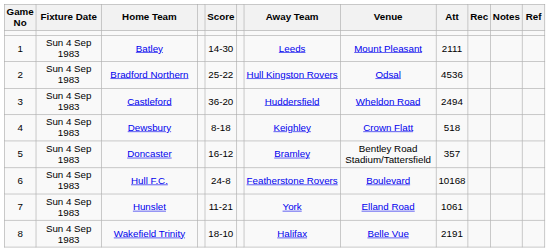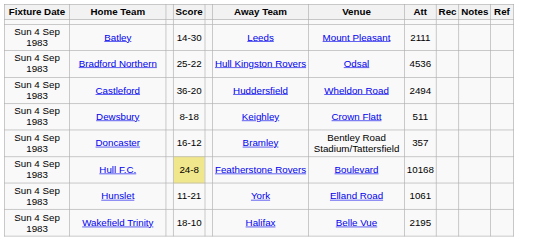- column: (20, 17)
(452, 128) 518 -> (420, 117) 511
(221, 180) no background -> (189, 170) khaki background
(452, 233) 2191 -> (420, 222) 2195
